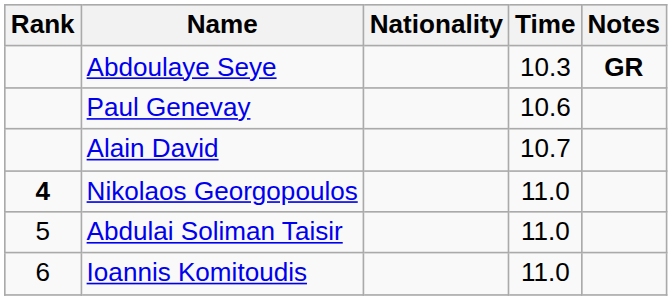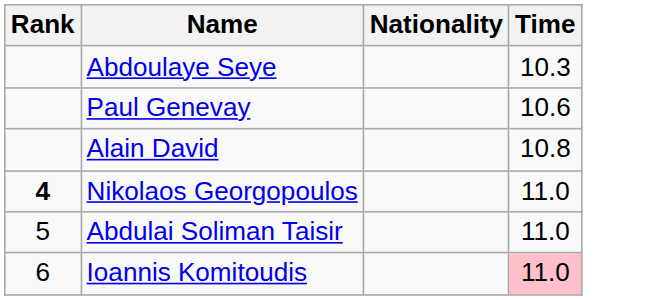- column: (624, 25)
(545, 149) 10.7 -> (545, 149) 10.8
(545, 273) no background -> (545, 273) pink background
